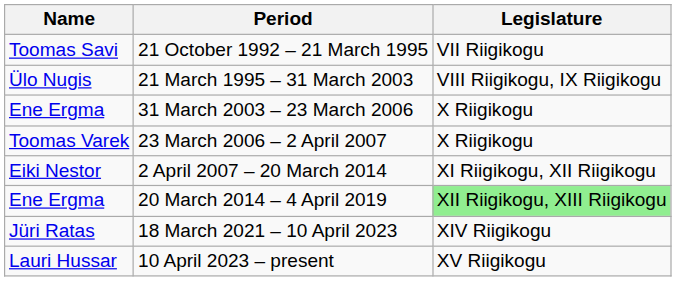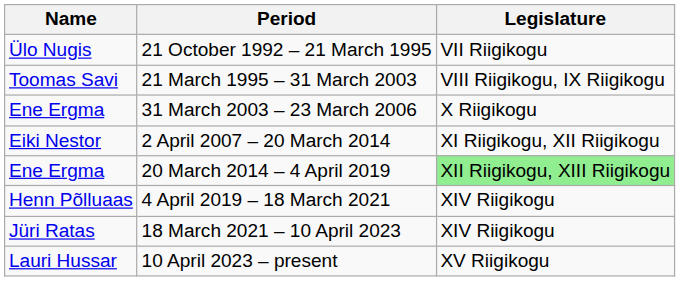(63, 49) Toomas Savi -> (50, 49) Ülo Nugis
(50, 79) Ülo Nugis -> (63, 79) Toomas Savi
- row: (262, 140)
+ row: (266, 200)
